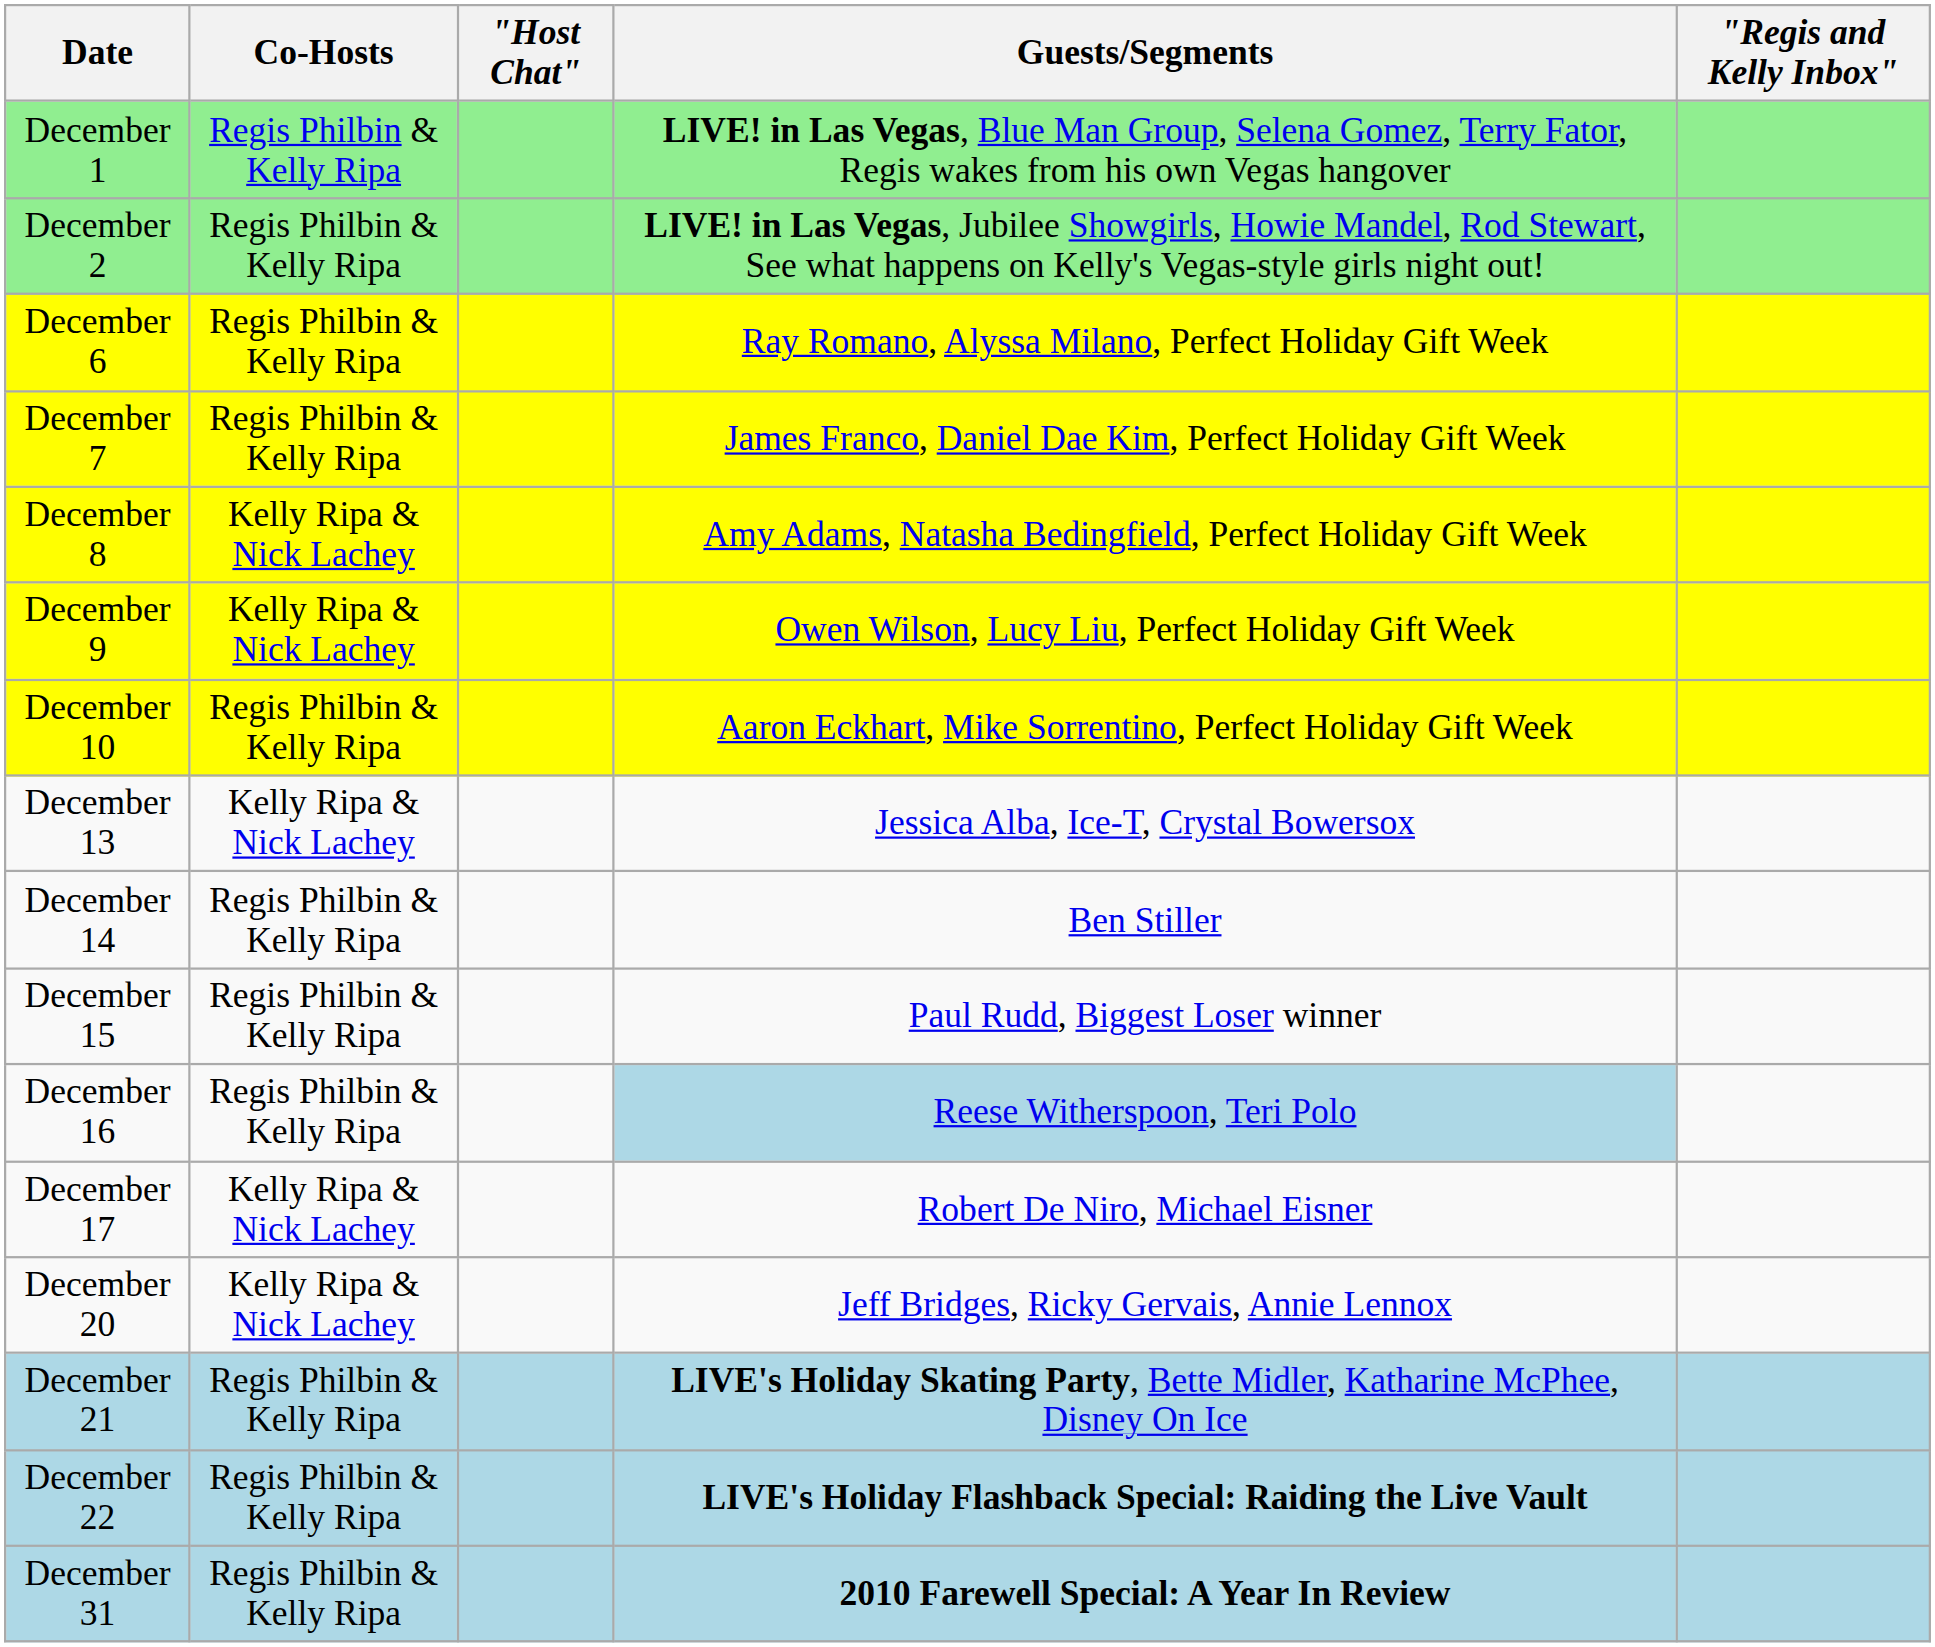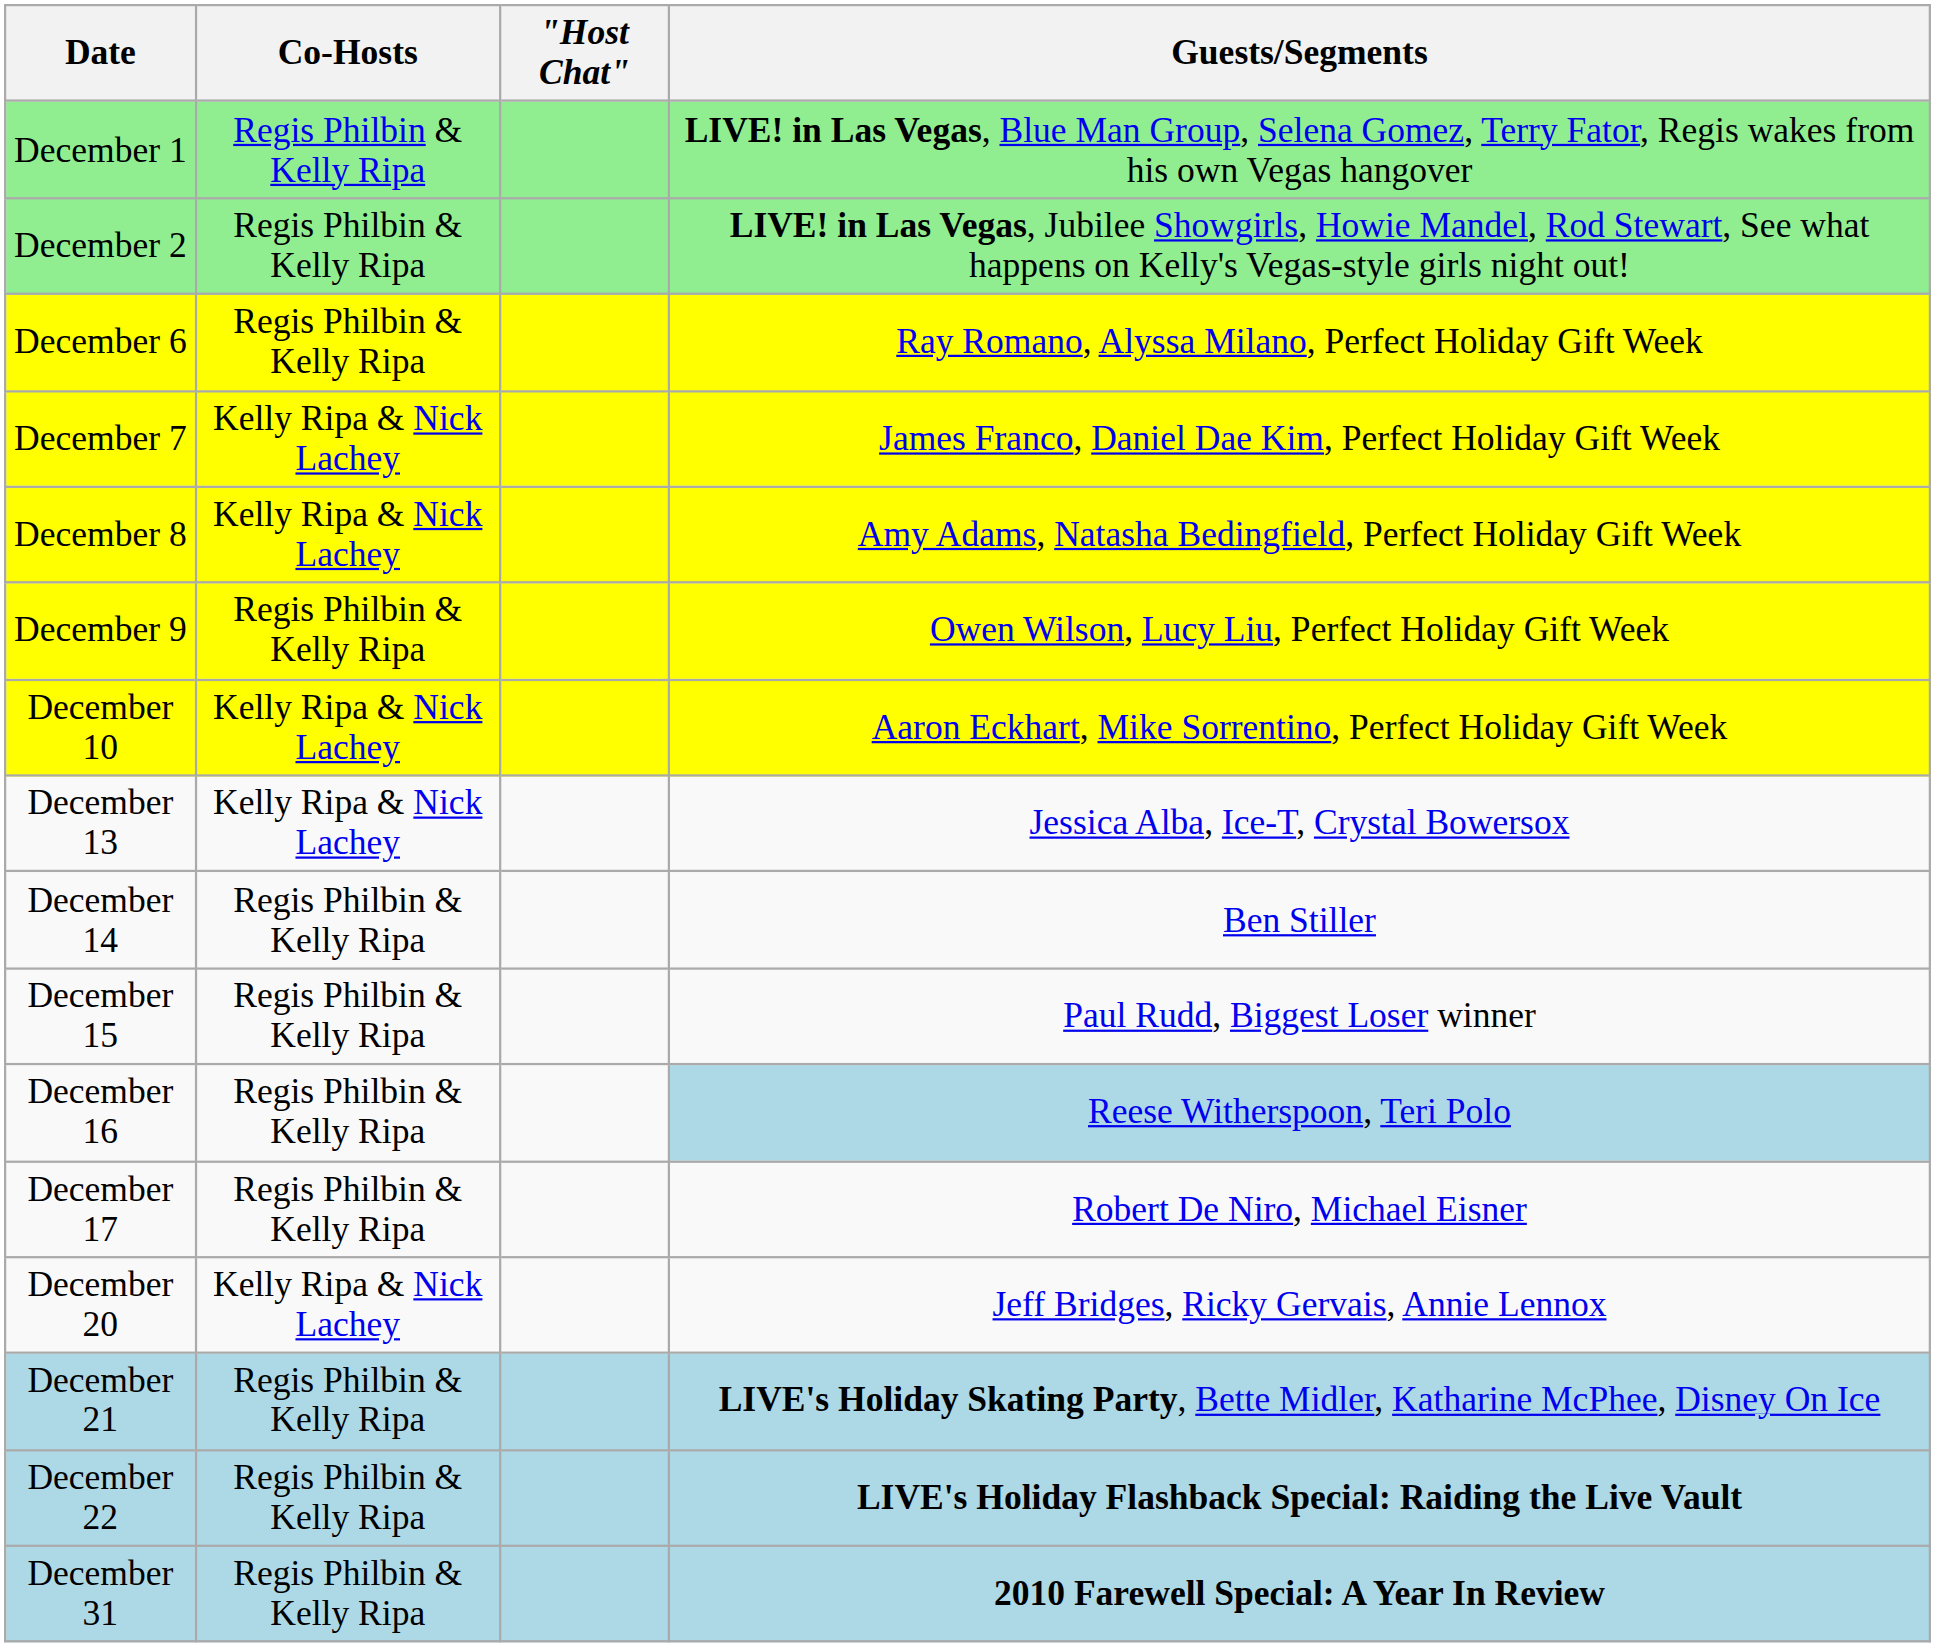- column: (1803, 52)
(324, 437) Regis Philbin & Kelly Ripa -> (348, 437) Kelly Ripa & Nick Lachey
(324, 630) Kelly Ripa & Nick Lachey -> (348, 630) Regis Philbin & Kelly Ripa
(324, 726) Regis Philbin & Kelly Ripa -> (348, 726) Kelly Ripa & Nick Lachey
(324, 1208) Kelly Ripa & Nick Lachey -> (348, 1208) Regis Philbin & Kelly Ripa
